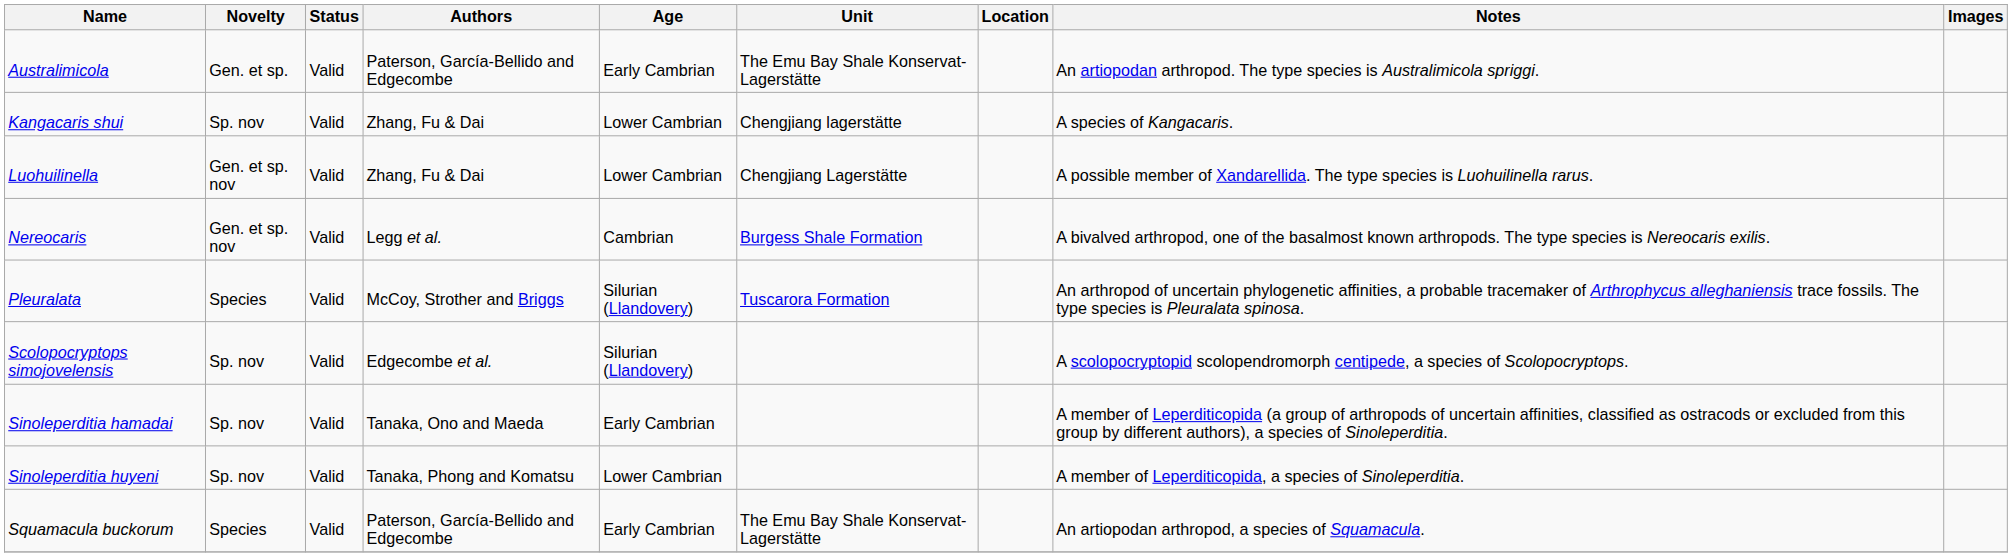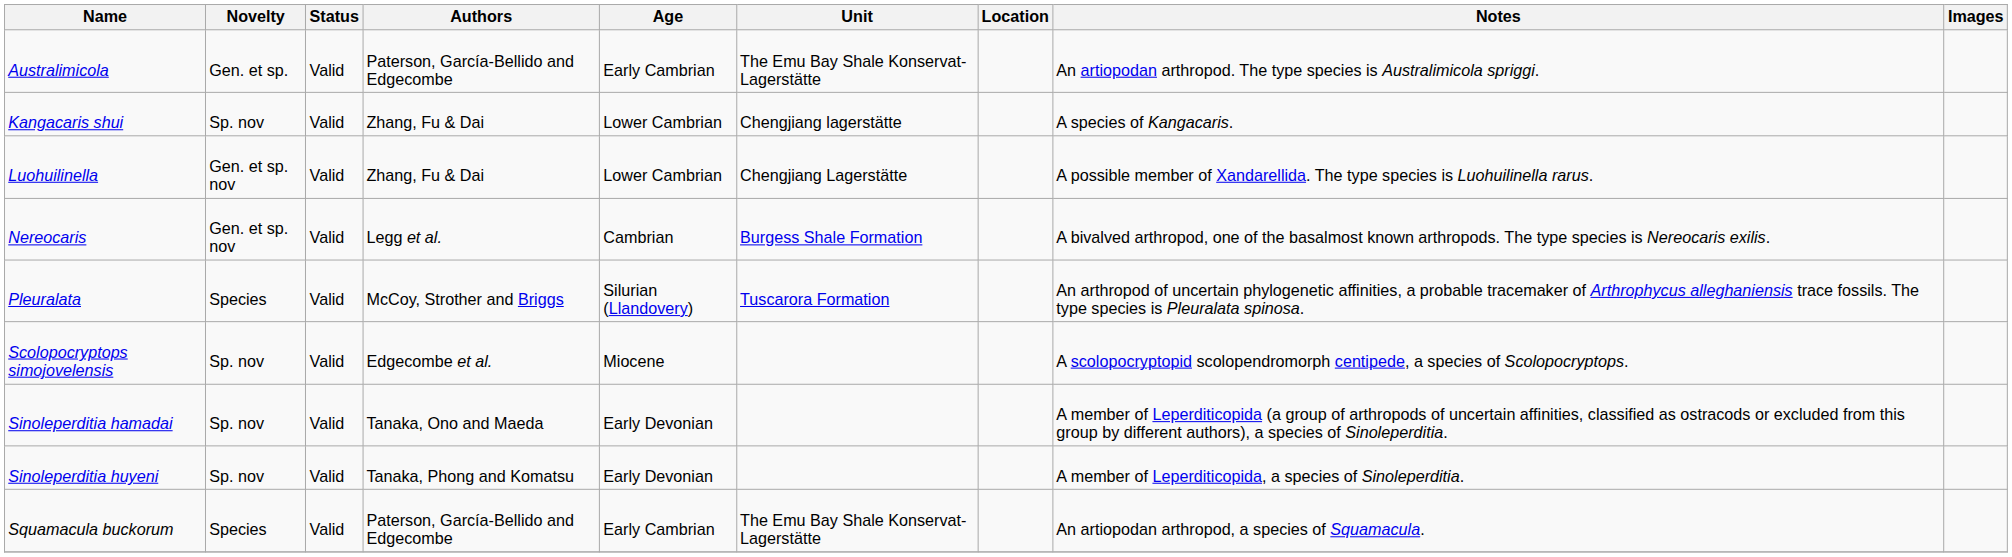(648, 361) Silurian (Llandovery) -> (634, 361) Miocene
(659, 423) Early Cambrian -> (658, 423) Early Devonian
(663, 476) Lower Cambrian -> (658, 476) Early Devonian
